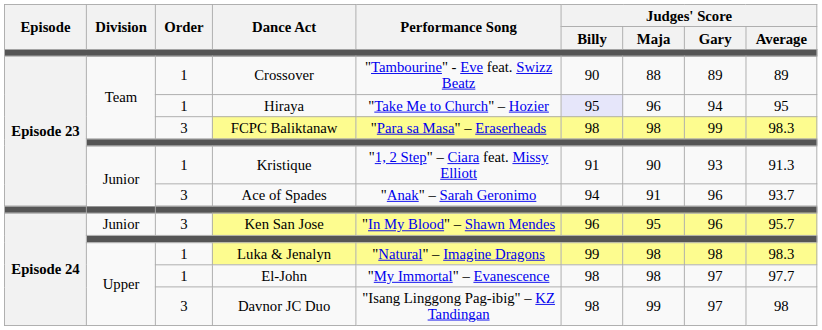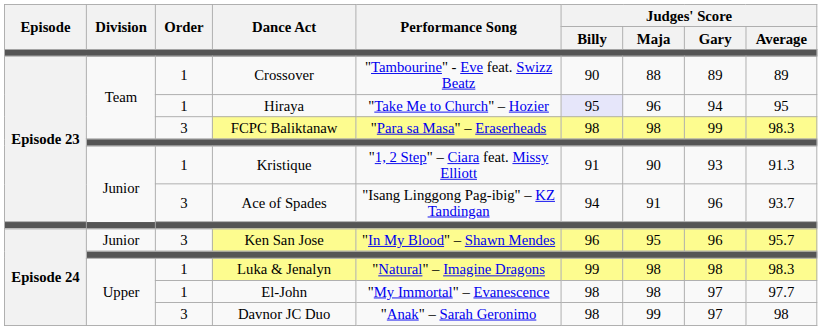(459, 195) "Anak" – Sarah Geronimo -> (459, 203) "Isang Linggong Pag-ibig" – KZ Tandingan
(459, 306) "Isang Linggong Pag-ibig" – KZ Tandingan -> (459, 314) "Anak" – Sarah Geronimo
